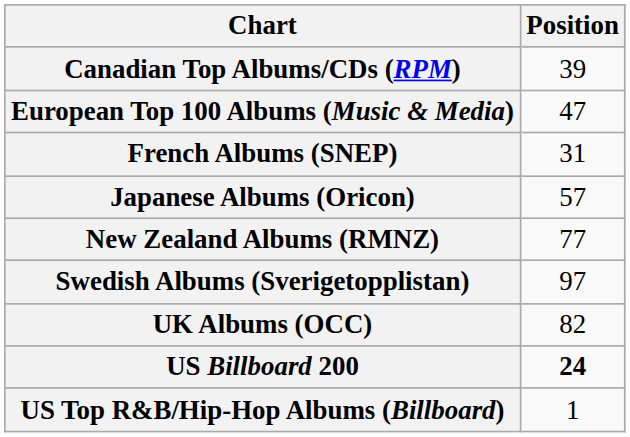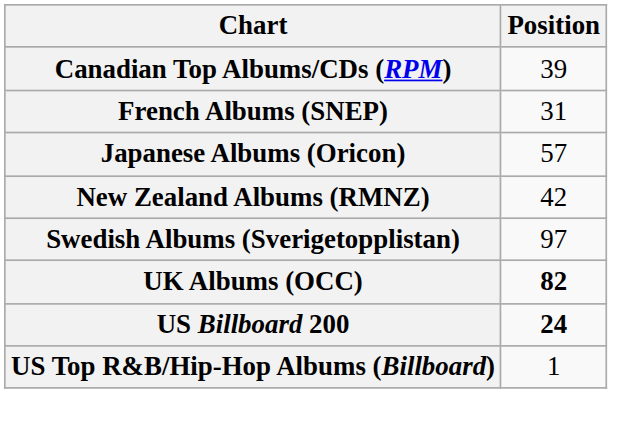- row: (262, 111)
(573, 238) 77 -> (554, 196) 42
(573, 324) normal -> (554, 281) bold
